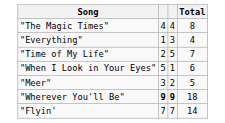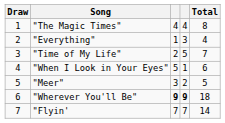+ column: (18, 11)
